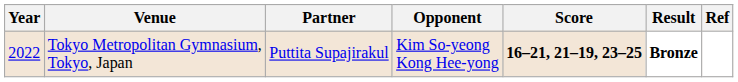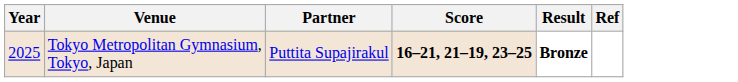- column: (447, 18)
(24, 53) 2022 -> (24, 53) 2025
